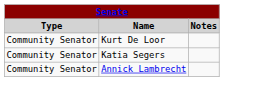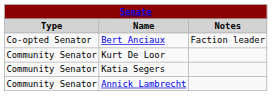+ row: (133, 40)
